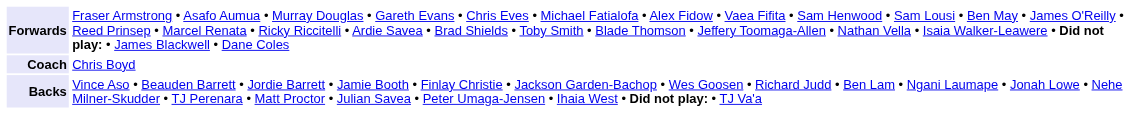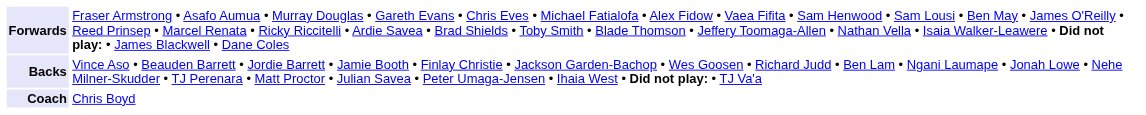rows swapped: (48, 91) <-> (47, 64)
